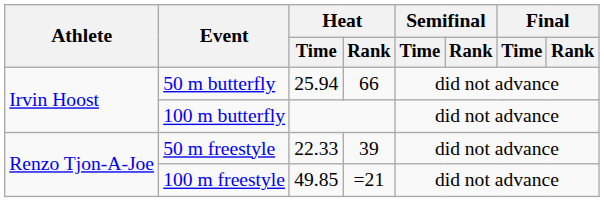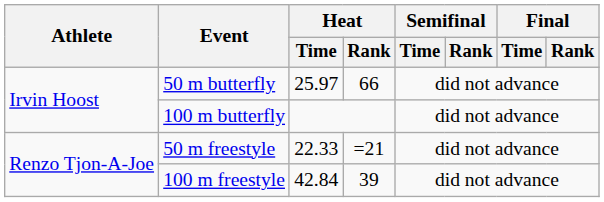(316, 83) 25.94 -> (316, 83) 25.97
(369, 148) 39 -> (369, 148) =21
(316, 180) 49.85 -> (316, 180) 42.84
(369, 180) =21 -> (369, 180) 39
